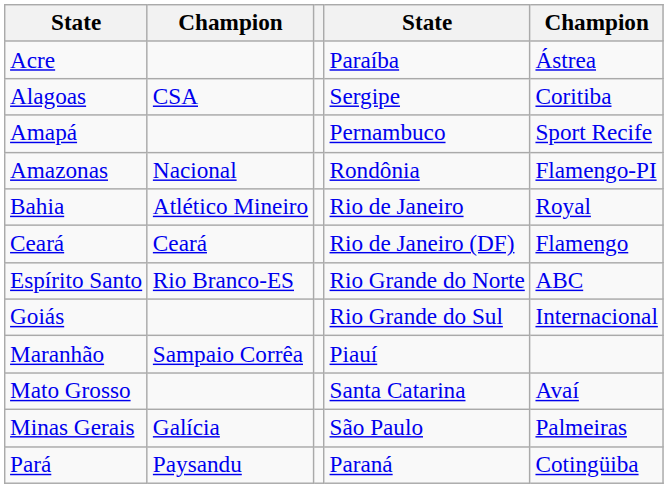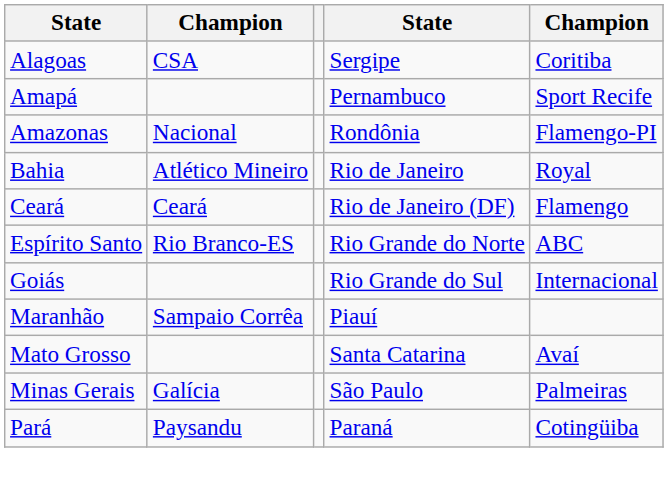- row: (33, 59)
